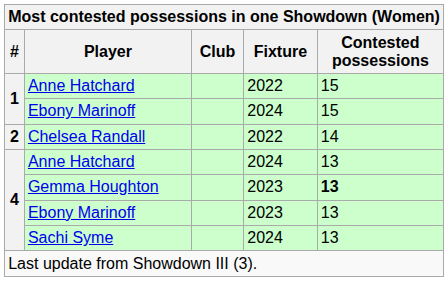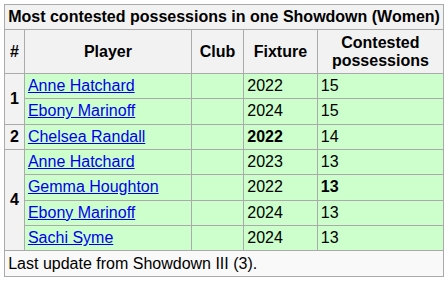(265, 136) normal -> (265, 136) bold
(265, 162) 2024 -> (265, 162) 2023
(265, 187) 2023 -> (265, 187) 2022
(265, 212) 2023 -> (265, 212) 2024
